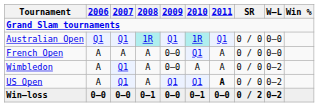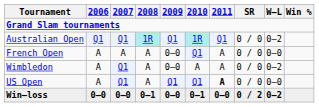(274, 39) 0–0 -> (274, 39) 0–2
(274, 81) 0–2 -> (274, 81) 0–0
